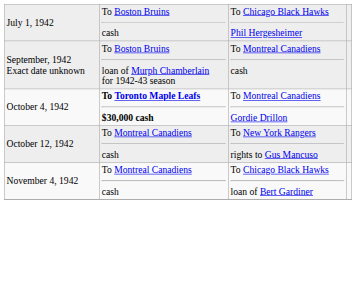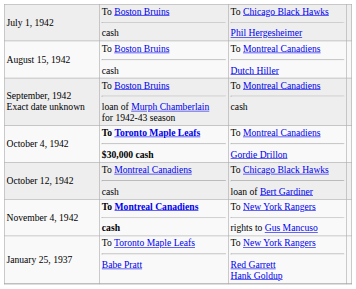+ row: (38, 59)
(287, 144) To New York Rangers rights to Gus Mancuso -> (287, 181) To Chicago Black Hawks loan of Bert Gardiner
(164, 181) normal -> (164, 217) bold
(287, 181) To Chicago Black Hawks loan of Bert Gardiner -> (287, 217) To New York Rangers rights to Gus Mancuso
+ row: (39, 260)
